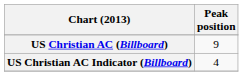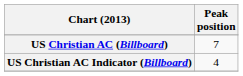(216, 44) 9 -> (216, 44) 7
